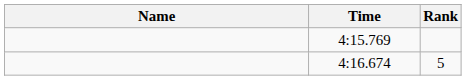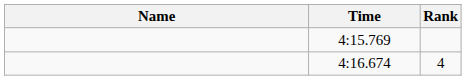(441, 63) 5 -> (441, 63) 4
